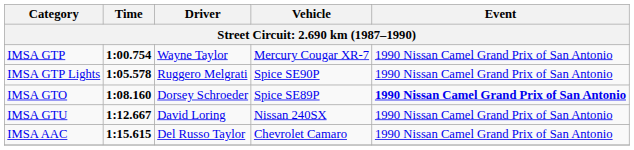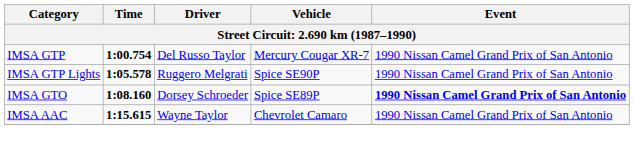(192, 54) Wayne Taylor -> (201, 54) Del Russo Taylor
- row: (37, 114)
(201, 134) Del Russo Taylor -> (192, 114) Wayne Taylor
